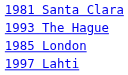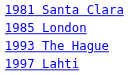rows swapped: (46, 46) <-> (57, 28)
